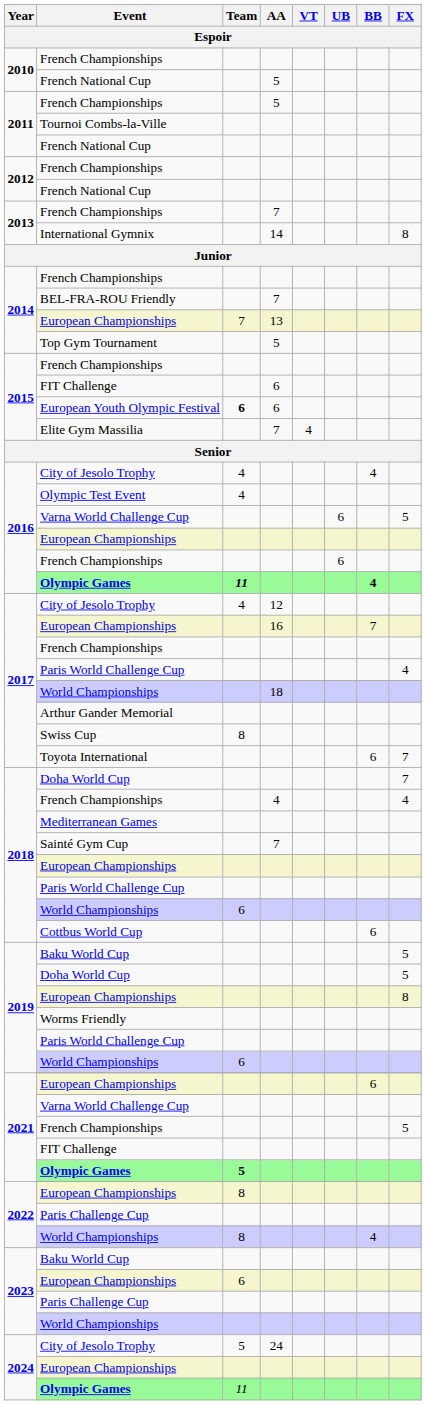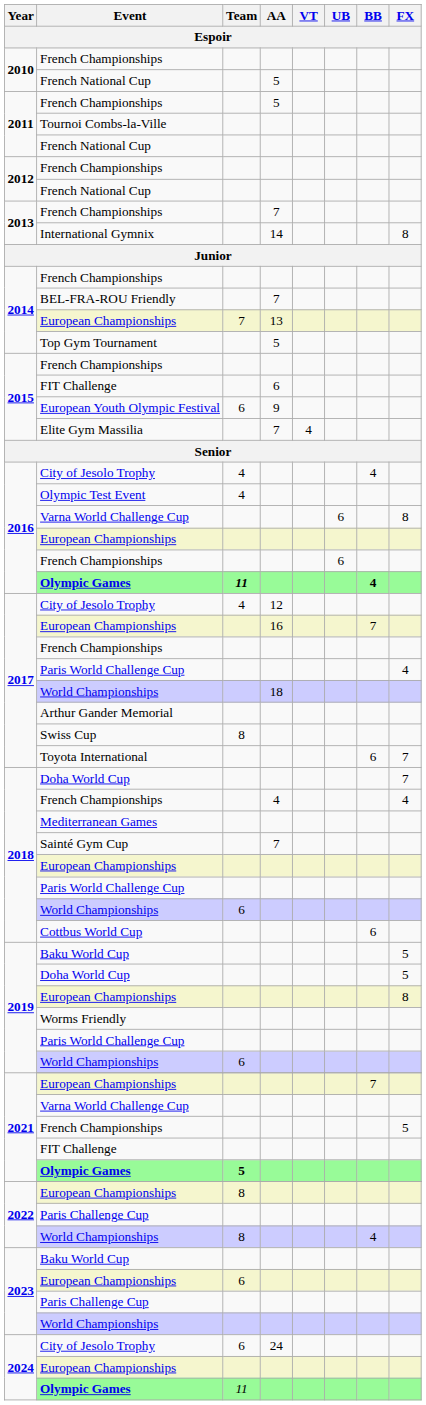(242, 408) bold -> (242, 408) normal
(276, 408) 6 -> (276, 408) 9
(405, 517) 5 -> (405, 517) 8
(373, 1084) 6 -> (373, 1084) 7
(242, 1345) 5 -> (242, 1345) 6
